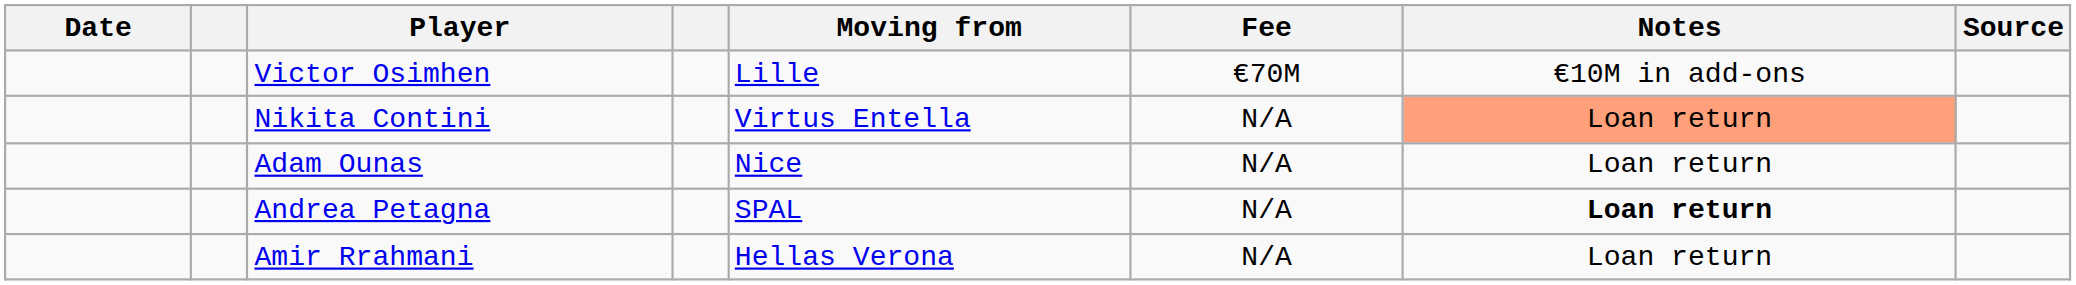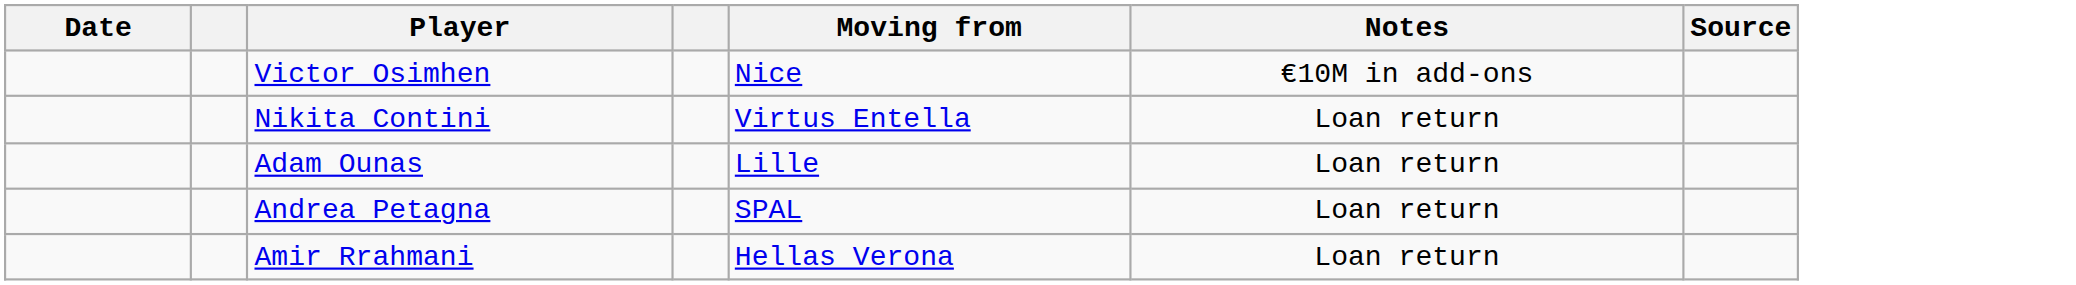- column: (1267, 28)
(777, 74) Lille -> (769, 74) Nice
(1680, 119) lightsalmon background -> (1407, 119) no background
(769, 165) Nice -> (777, 165) Lille
(1680, 211) bold -> (1407, 211) normal
